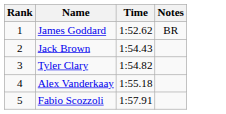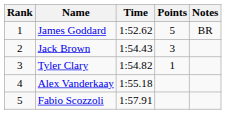+ column: (172, 13)
